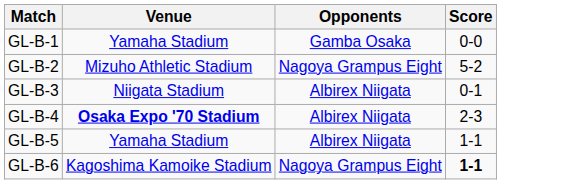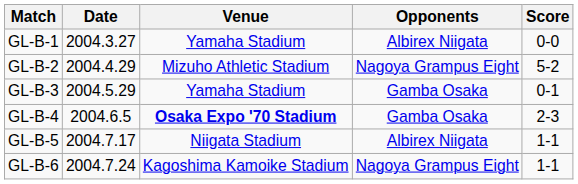+ column: (101, 16)
(360, 41) Gamba Osaka -> (437, 41) Albirex Niigata
(169, 91) Niigata Stadium -> (246, 91) Yamaha Stadium
(360, 91) Albirex Niigata -> (437, 91) Gamba Osaka
(360, 116) Albirex Niigata -> (437, 116) Gamba Osaka
(169, 141) Yamaha Stadium -> (246, 141) Niigata Stadium
(471, 166) bold -> (548, 166) normal
